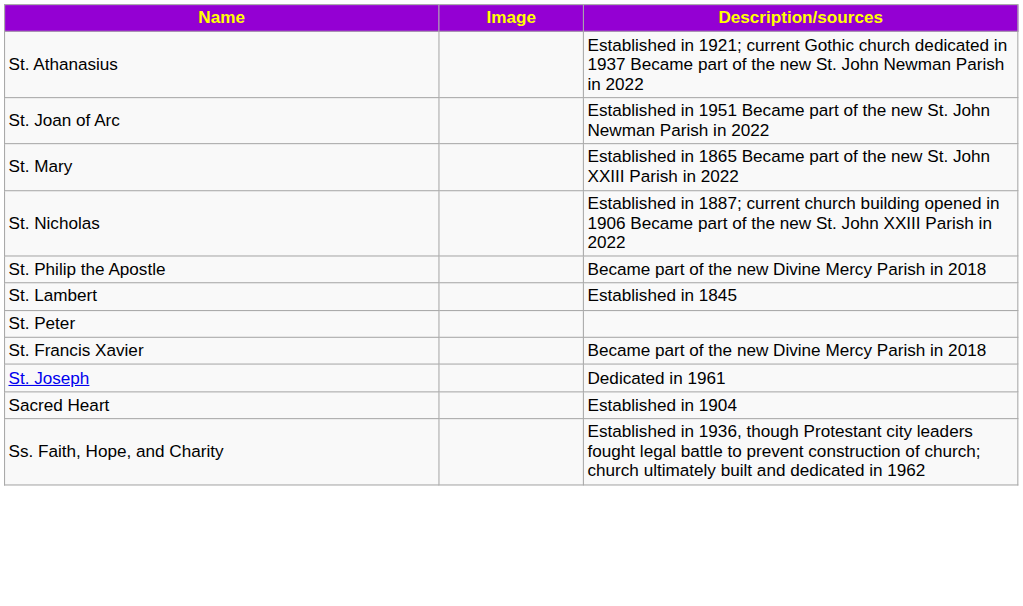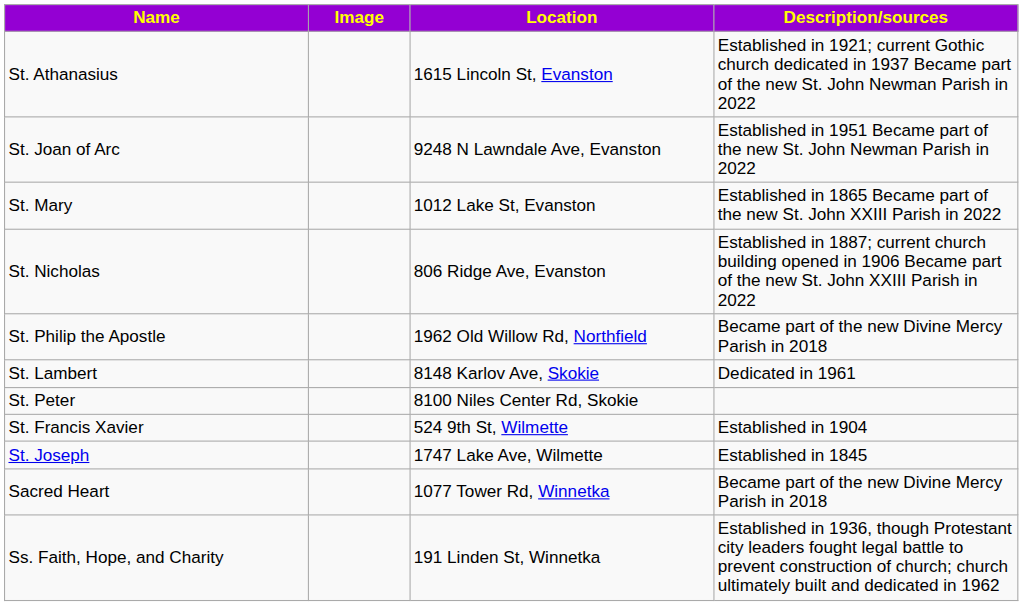+ column: (562, 18)
(662, 296) Established in 1845 -> (787, 373) Dedicated in 1961
(787, 350) Became part of the new Divine Mercy Parish in 2018 -> (792, 427) Established in 1904
(656, 377) Dedicated in 1961 -> (792, 455) Established in 1845
(662, 405) Established in 1904 -> (860, 491) Became part of the new Divine Mercy Parish in 2018
